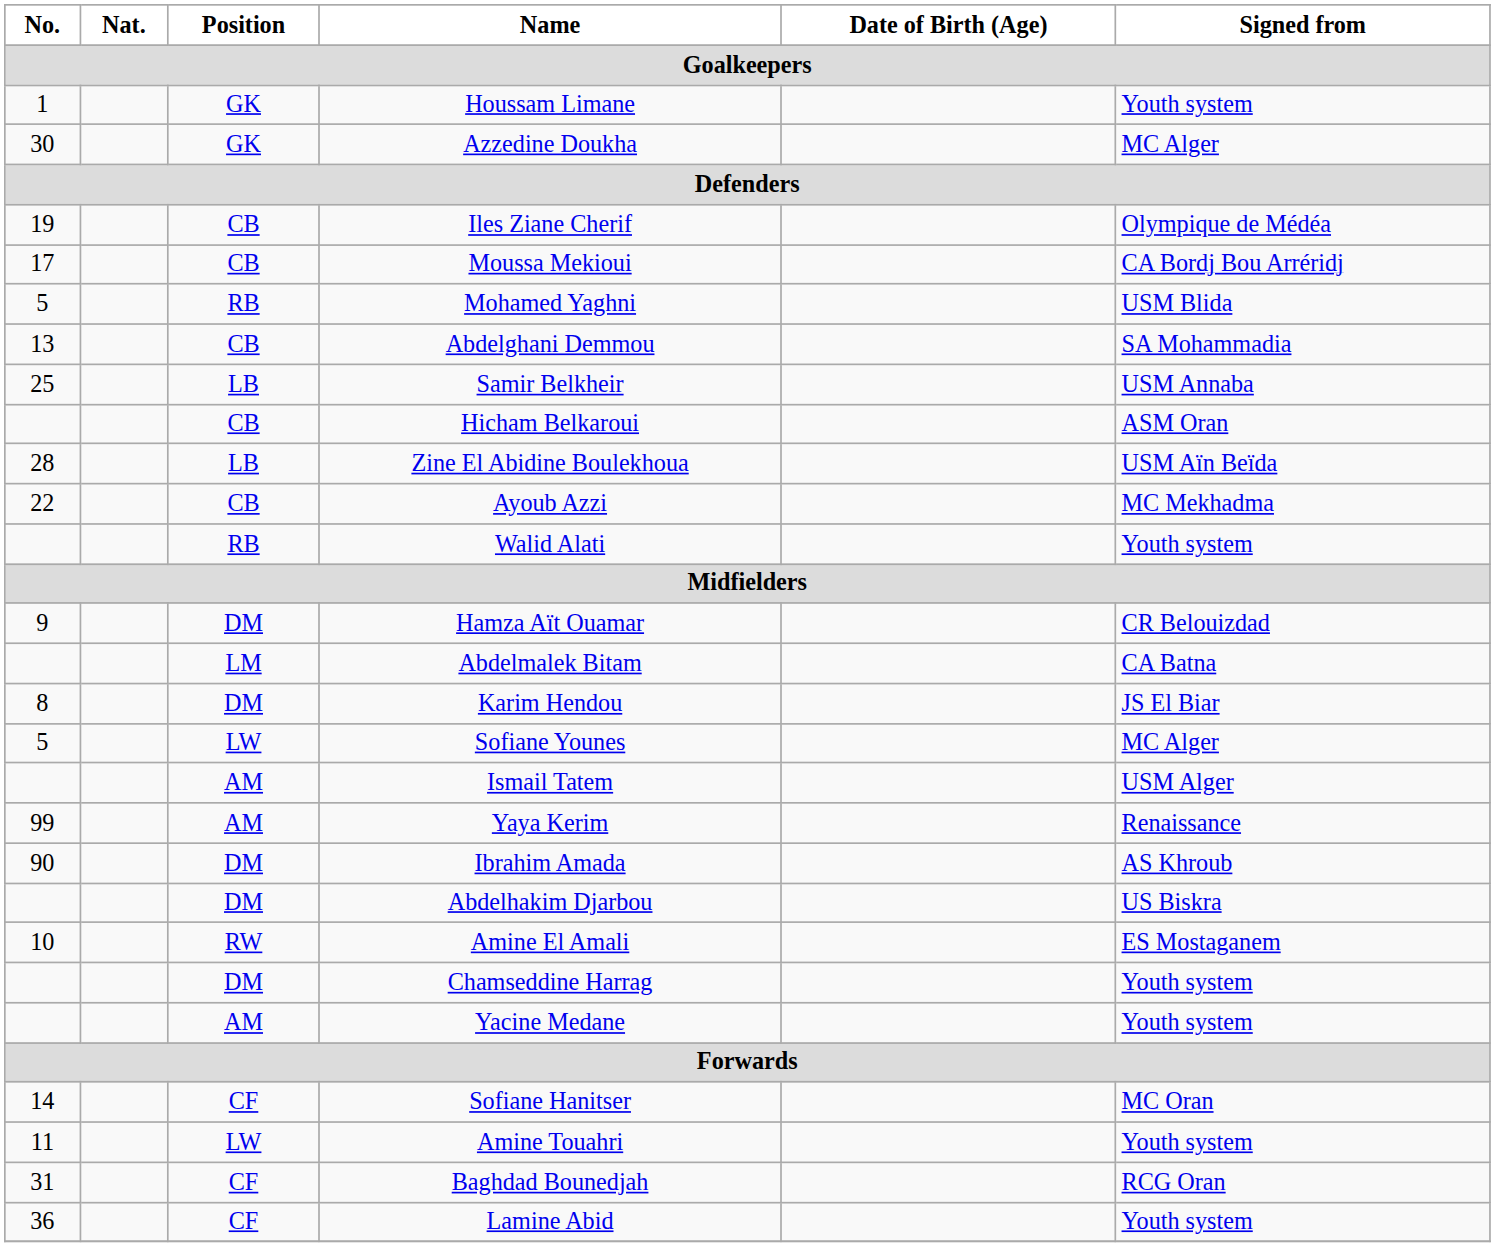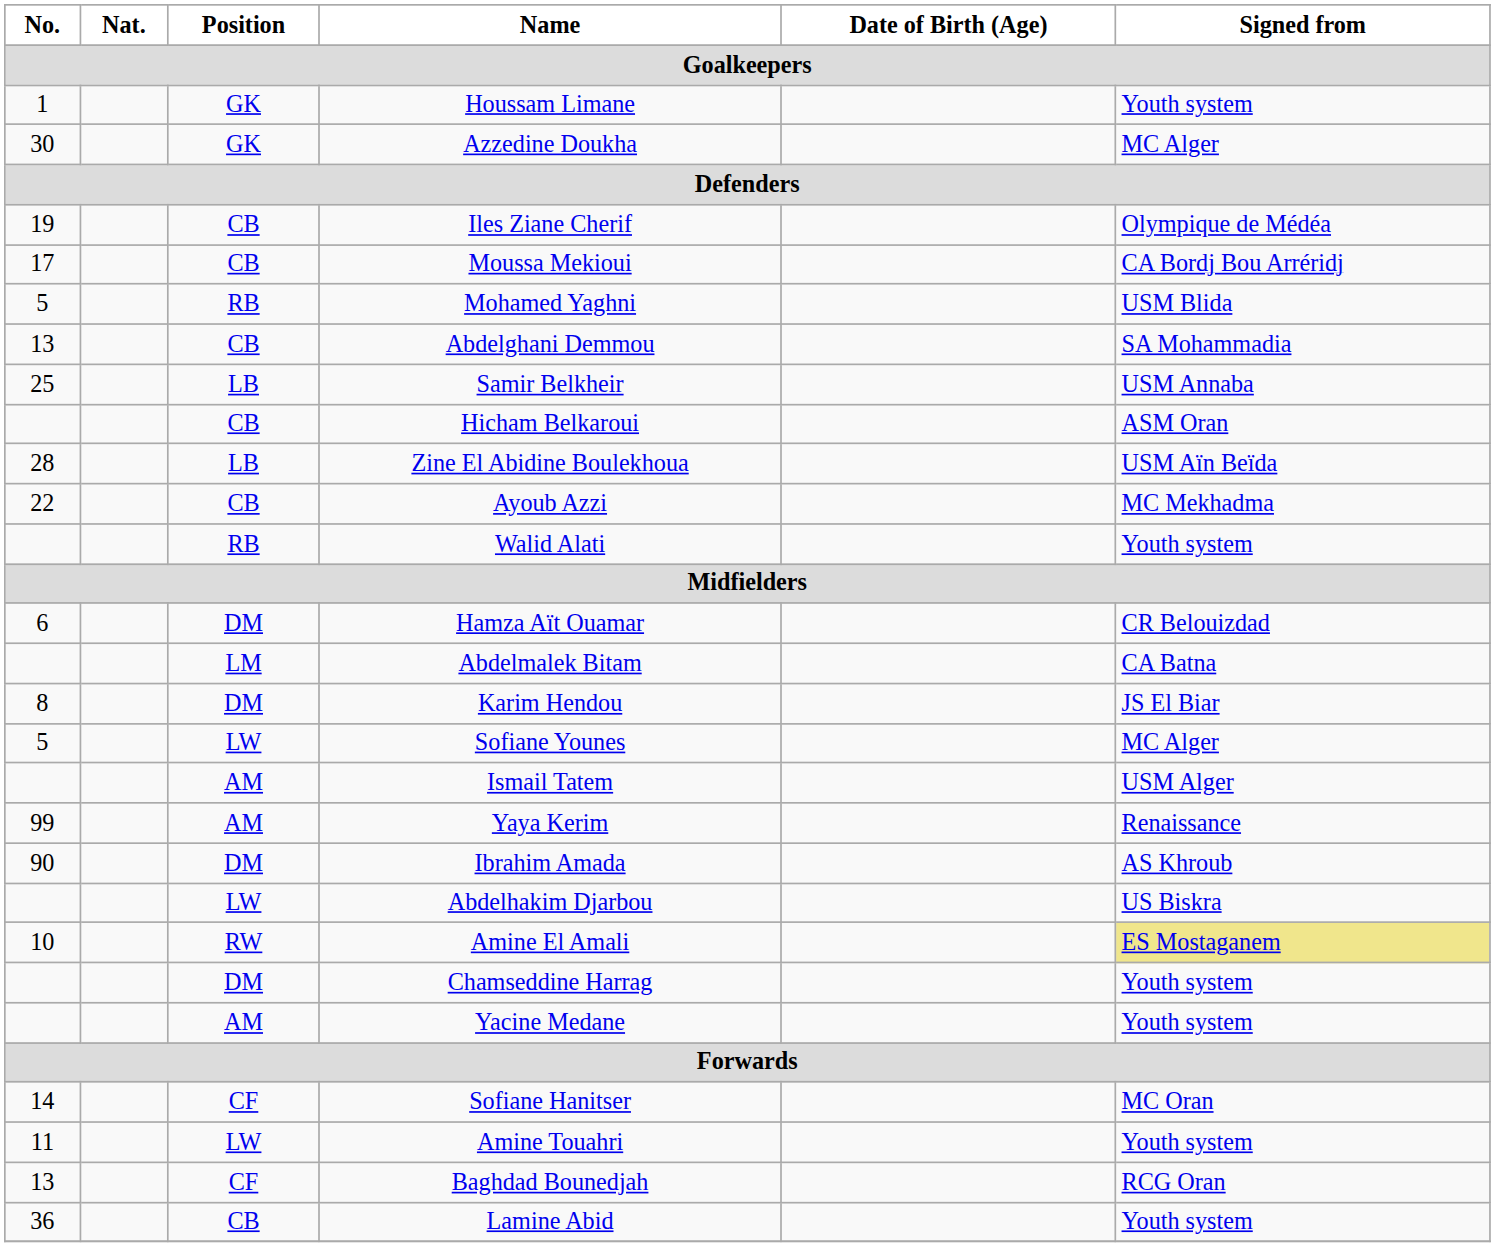(42, 623) 9 -> (42, 623) 6
(244, 902) DM -> (244, 902) LW
(1201, 942) no background -> (1201, 942) khaki background
(42, 1181) 31 -> (42, 1181) 13
(244, 1221) CF -> (244, 1221) CB
